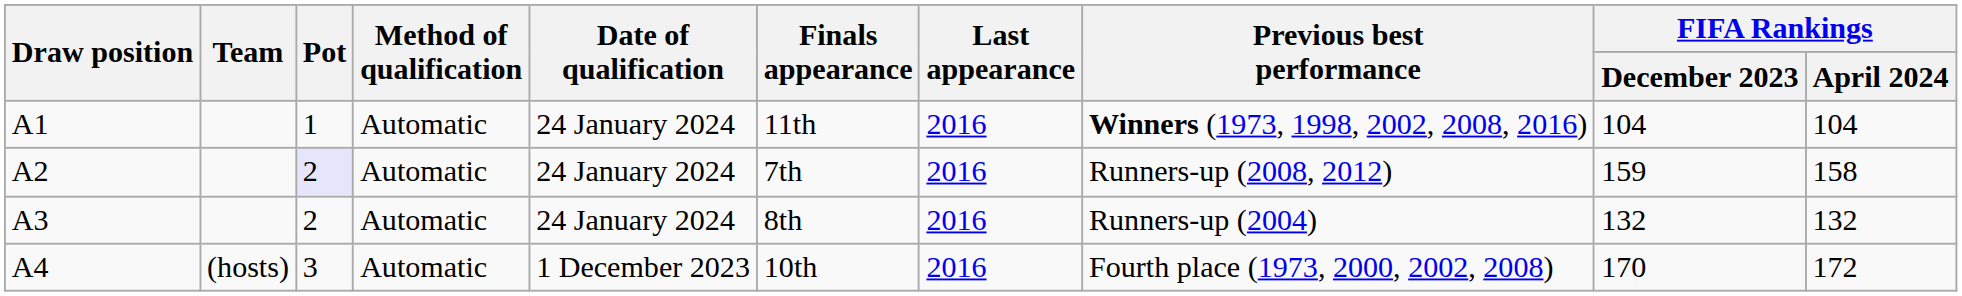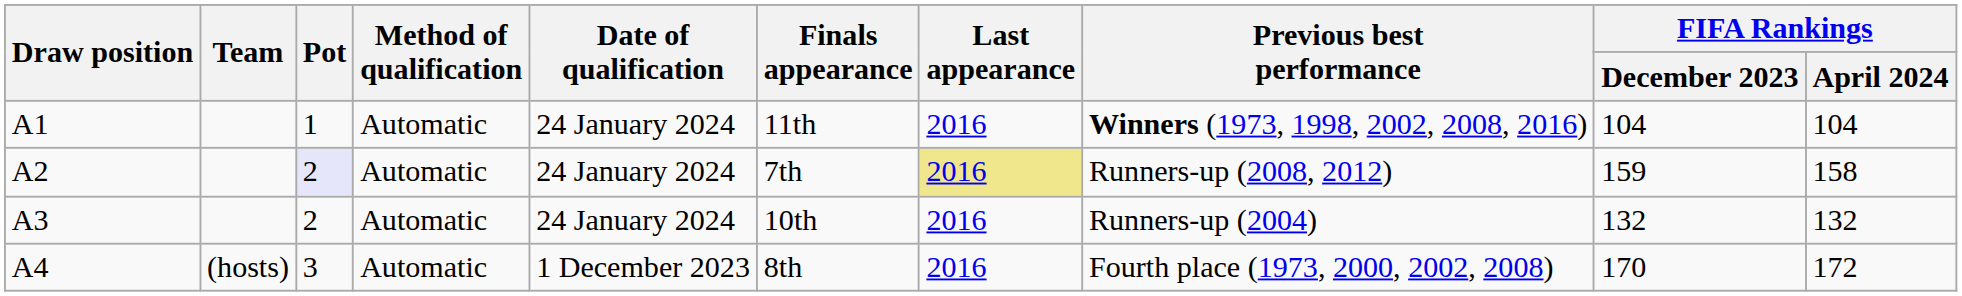(956, 171) no background -> (956, 171) khaki background
(783, 219) 8th -> (791, 219) 10th
(791, 266) 10th -> (783, 266) 8th
